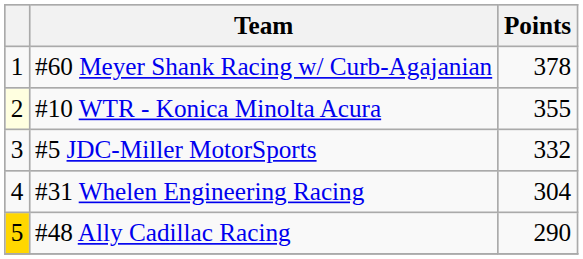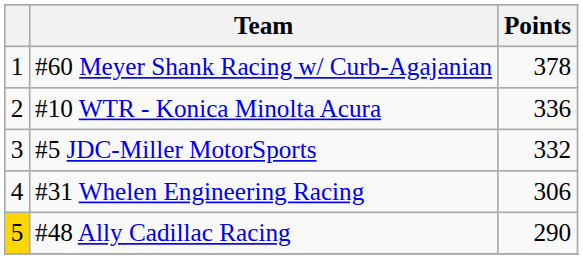(17, 108) lightyellow background -> (17, 108) no background
(552, 108) 355 -> (552, 108) 336
(552, 191) 304 -> (552, 191) 306
